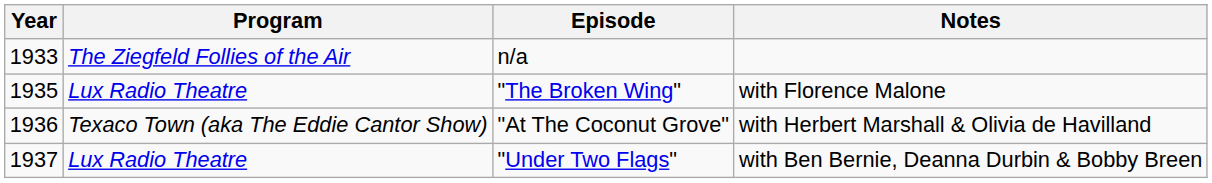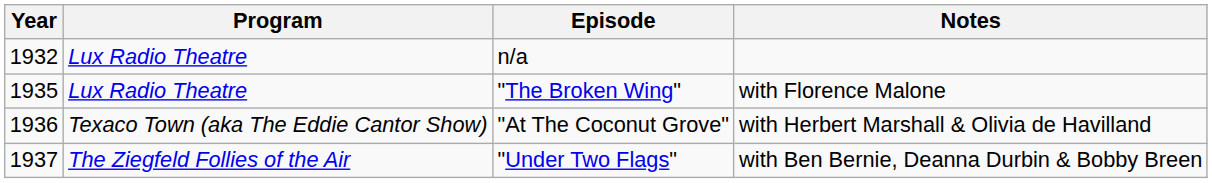(34, 56) 1933 -> (34, 56) 1932
(209, 56) The Ziegfeld Follies of the Air -> (158, 56) Lux Radio Theatre
(158, 159) Lux Radio Theatre -> (209, 159) The Ziegfeld Follies of the Air
